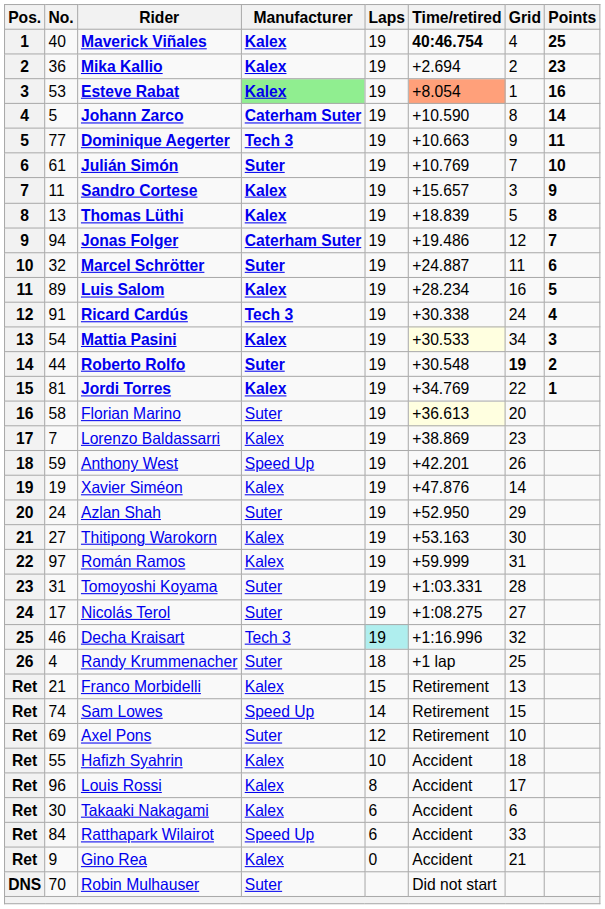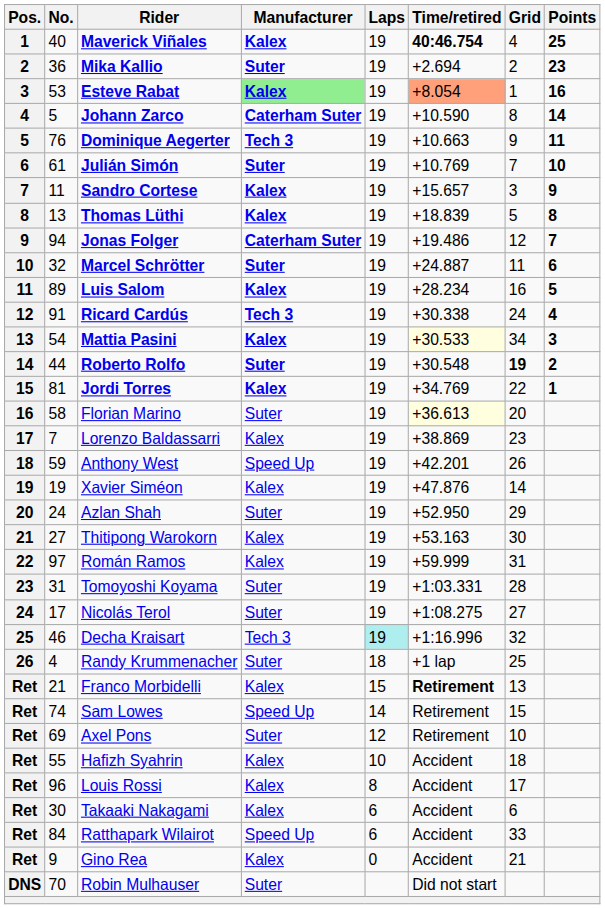(266, 67) Kalex -> (265, 67) Suter
(57, 141) 77 -> (57, 141) 76
(451, 686) normal -> (453, 686) bold
